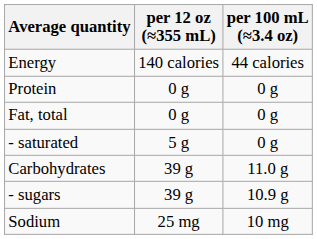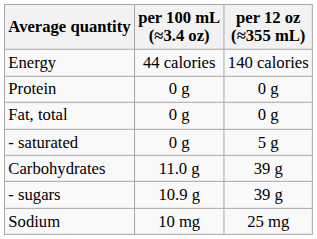columns swapped: (179, 27) <-> (268, 27)
